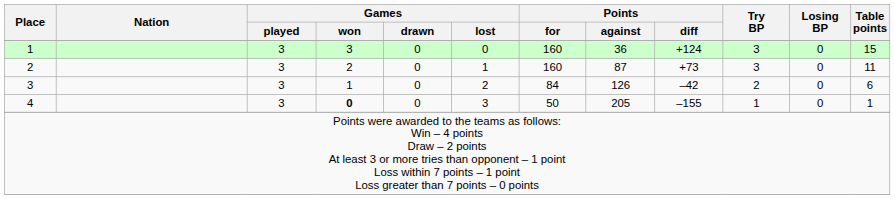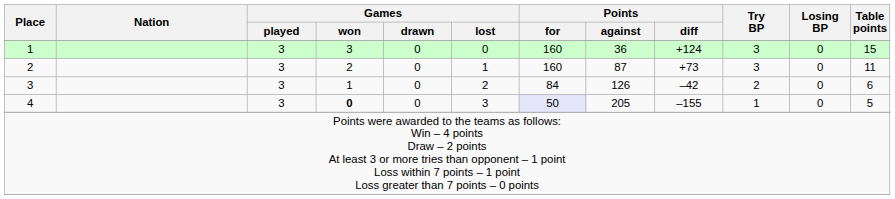(553, 103) no background -> (553, 103) lavender background
(870, 103) 1 -> (870, 103) 5
